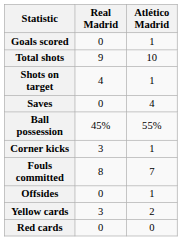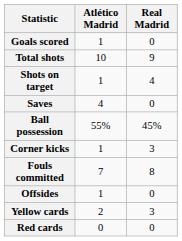columns swapped: (101, 18) <-> (152, 18)
